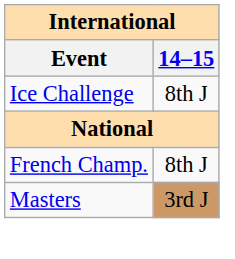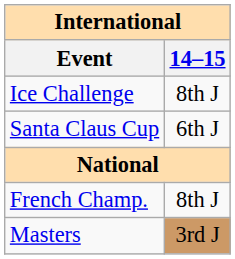+ row: (85, 128)
